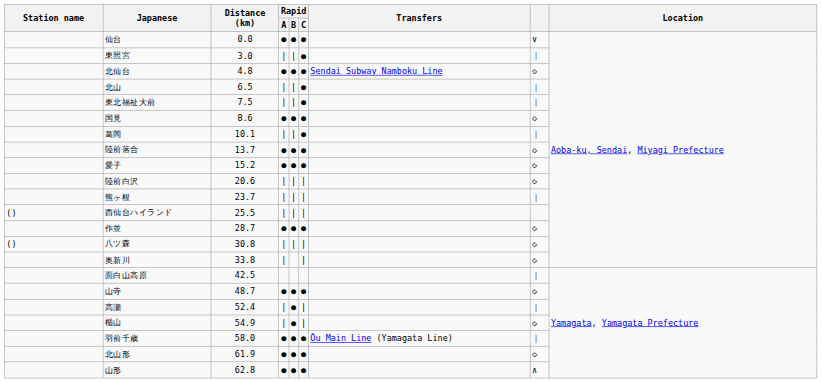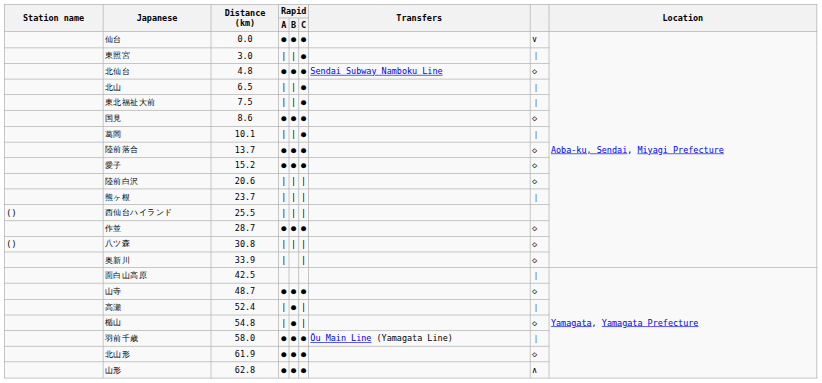(245, 260) 33.8 -> (245, 260) 33.9
(245, 323) 54.9 -> (245, 323) 54.8
